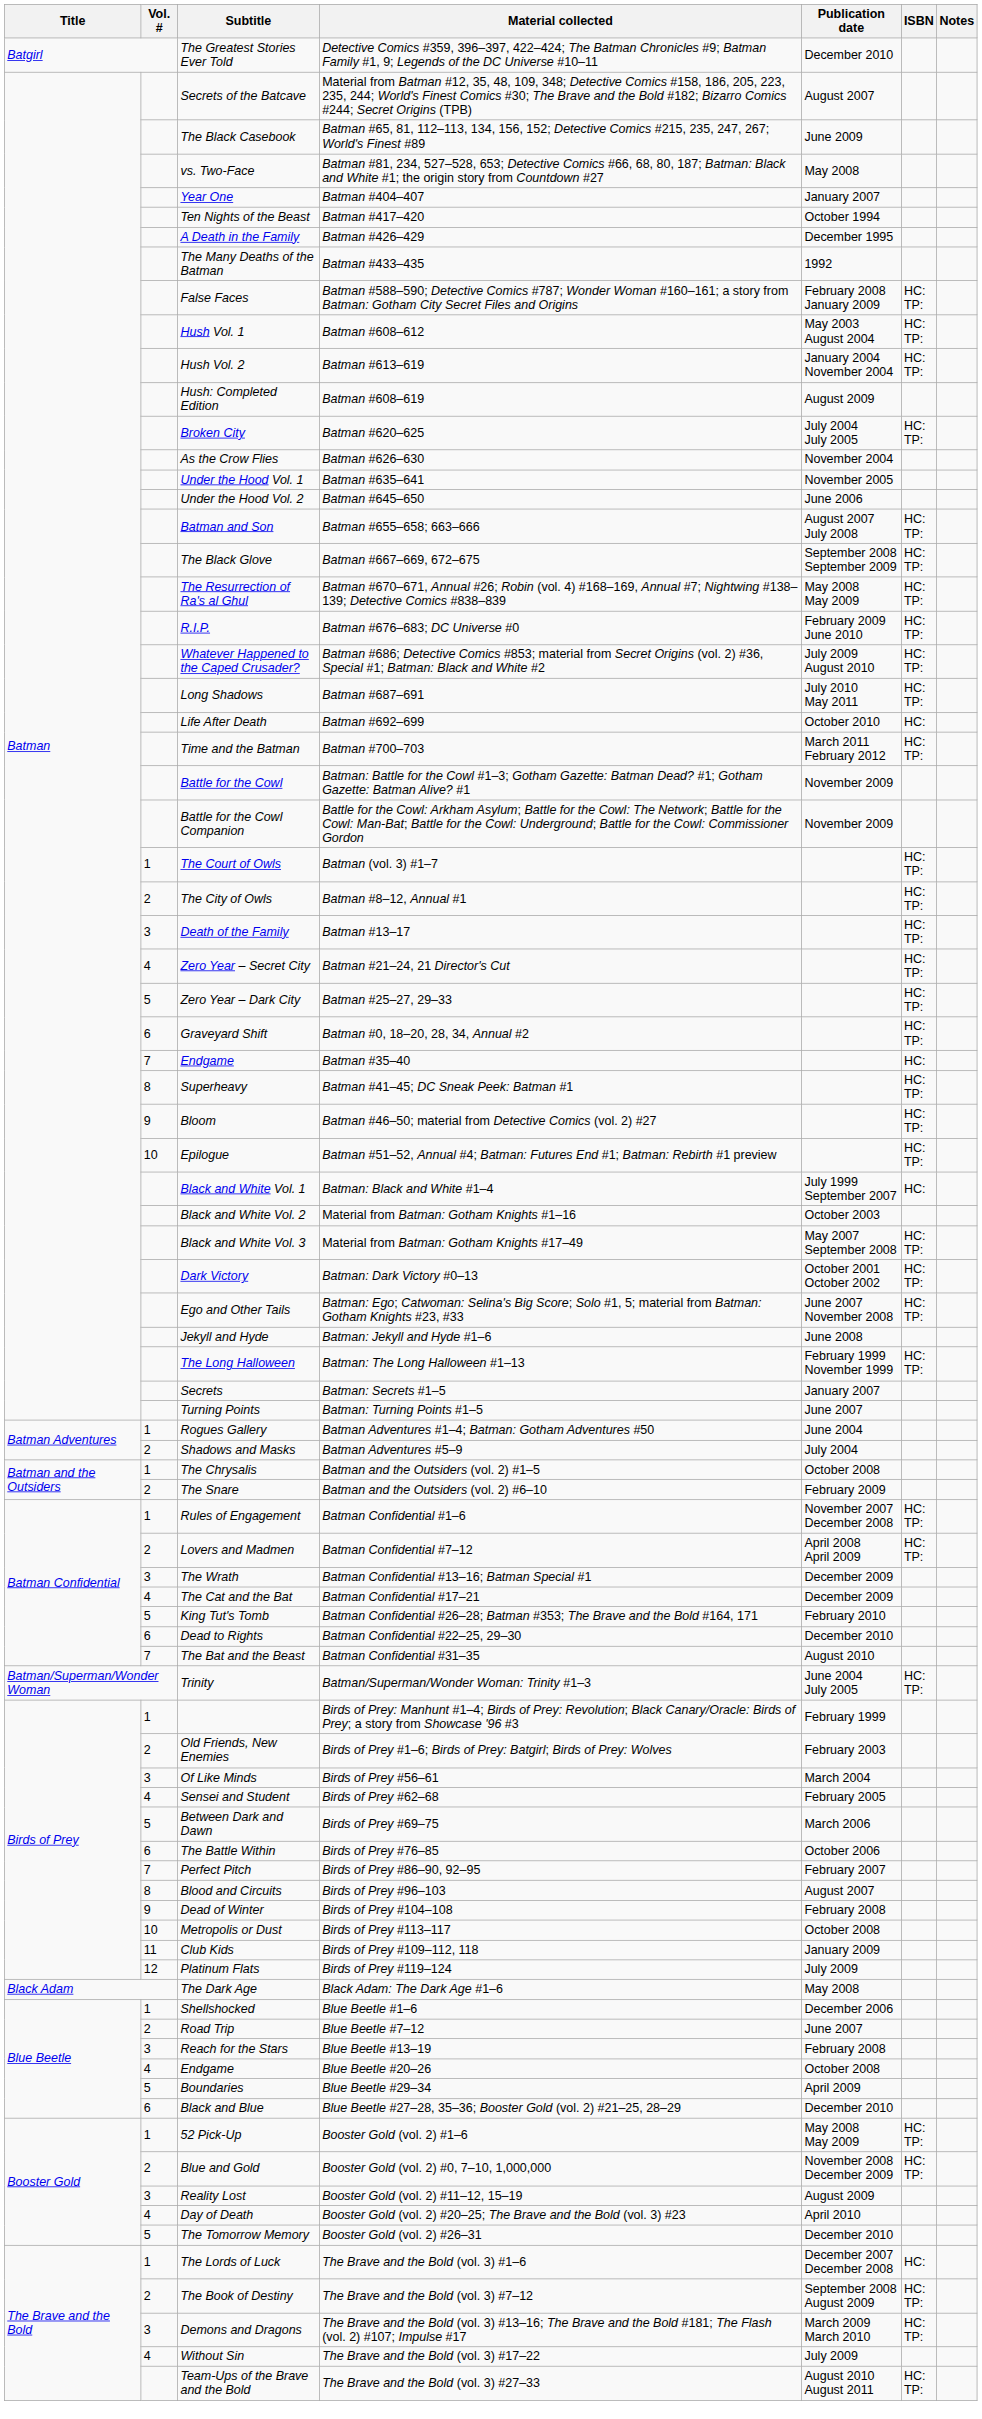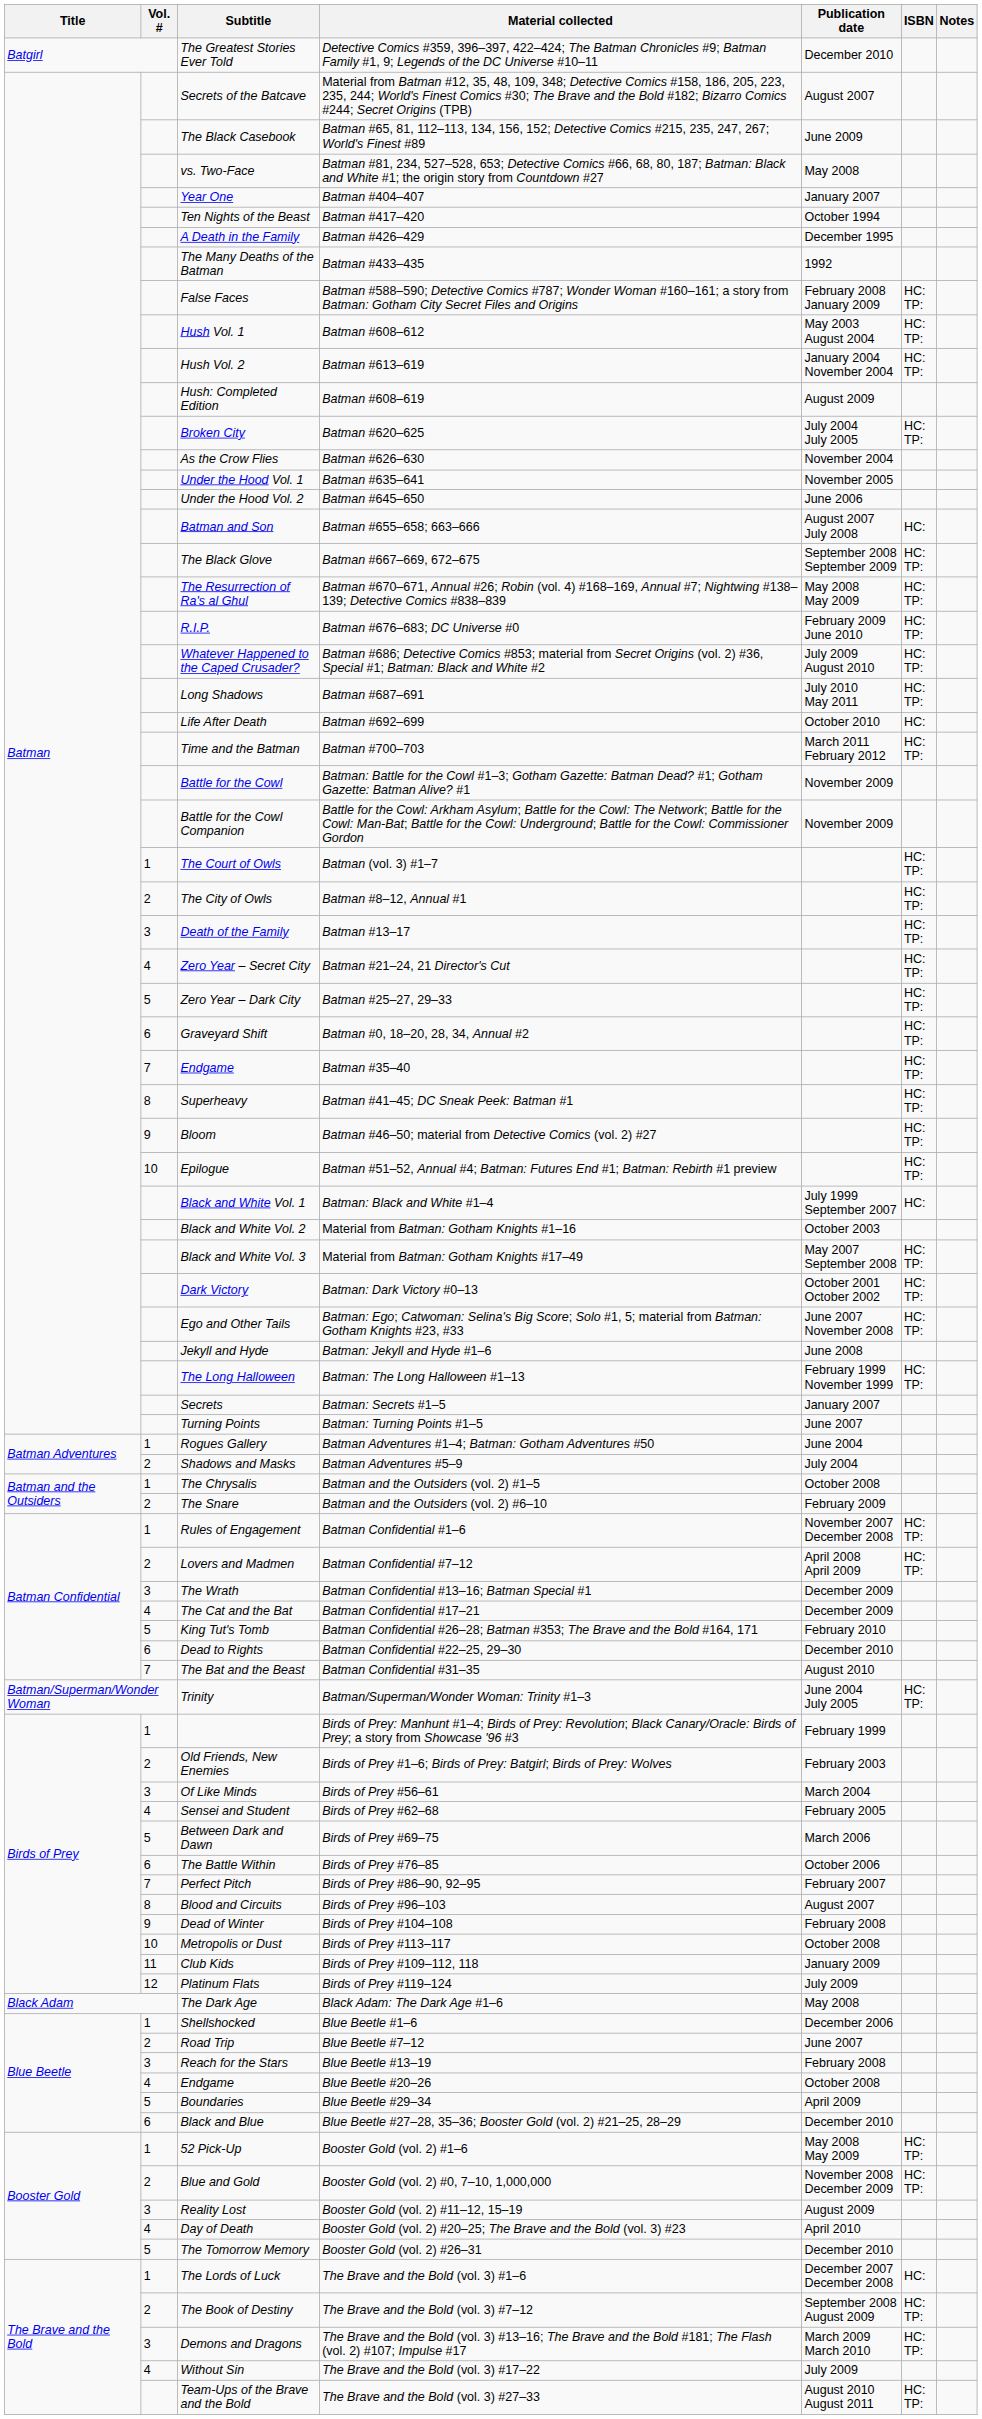(915, 526) HC: TP: -> (915, 526) HC:
(915, 1060) HC: -> (915, 1067) HC: TP:
